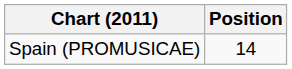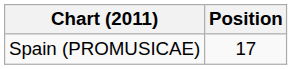(246, 49) 14 -> (246, 49) 17
